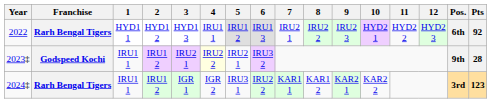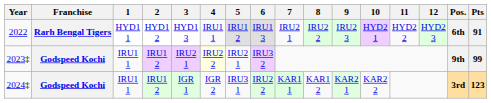(478, 32) 92 -> (478, 32) 91
(478, 58) 28 -> (478, 58) 99
(73, 84) Rarh Bengal Tigers -> (73, 84) Godspeed Kochi
